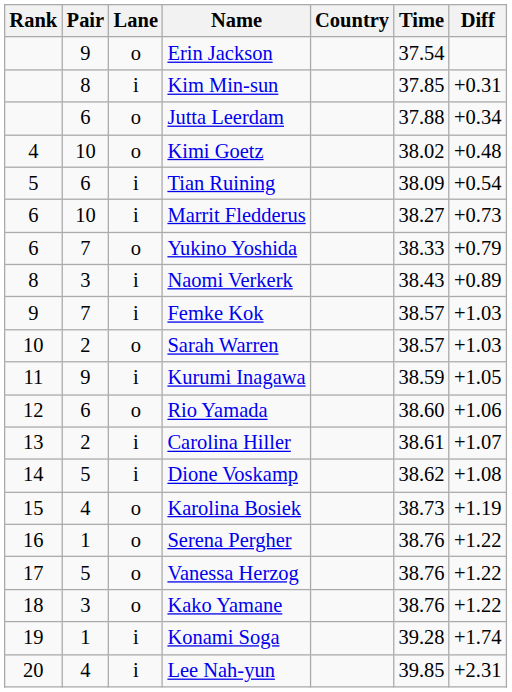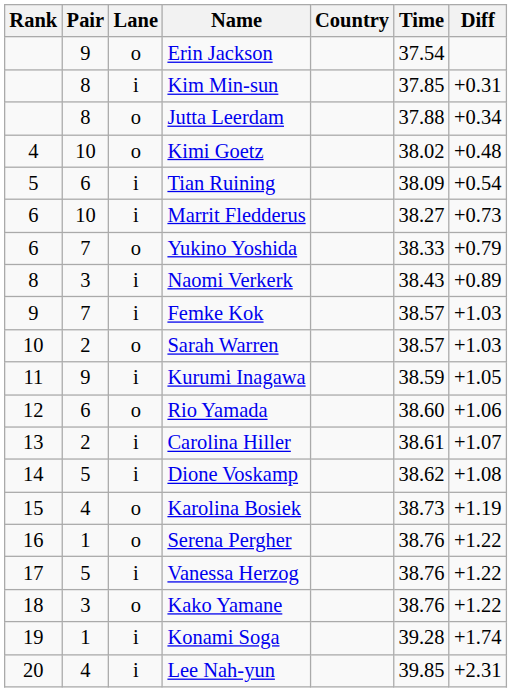(85, 118) 6 -> (85, 118) 8
(136, 572) o -> (136, 572) i
